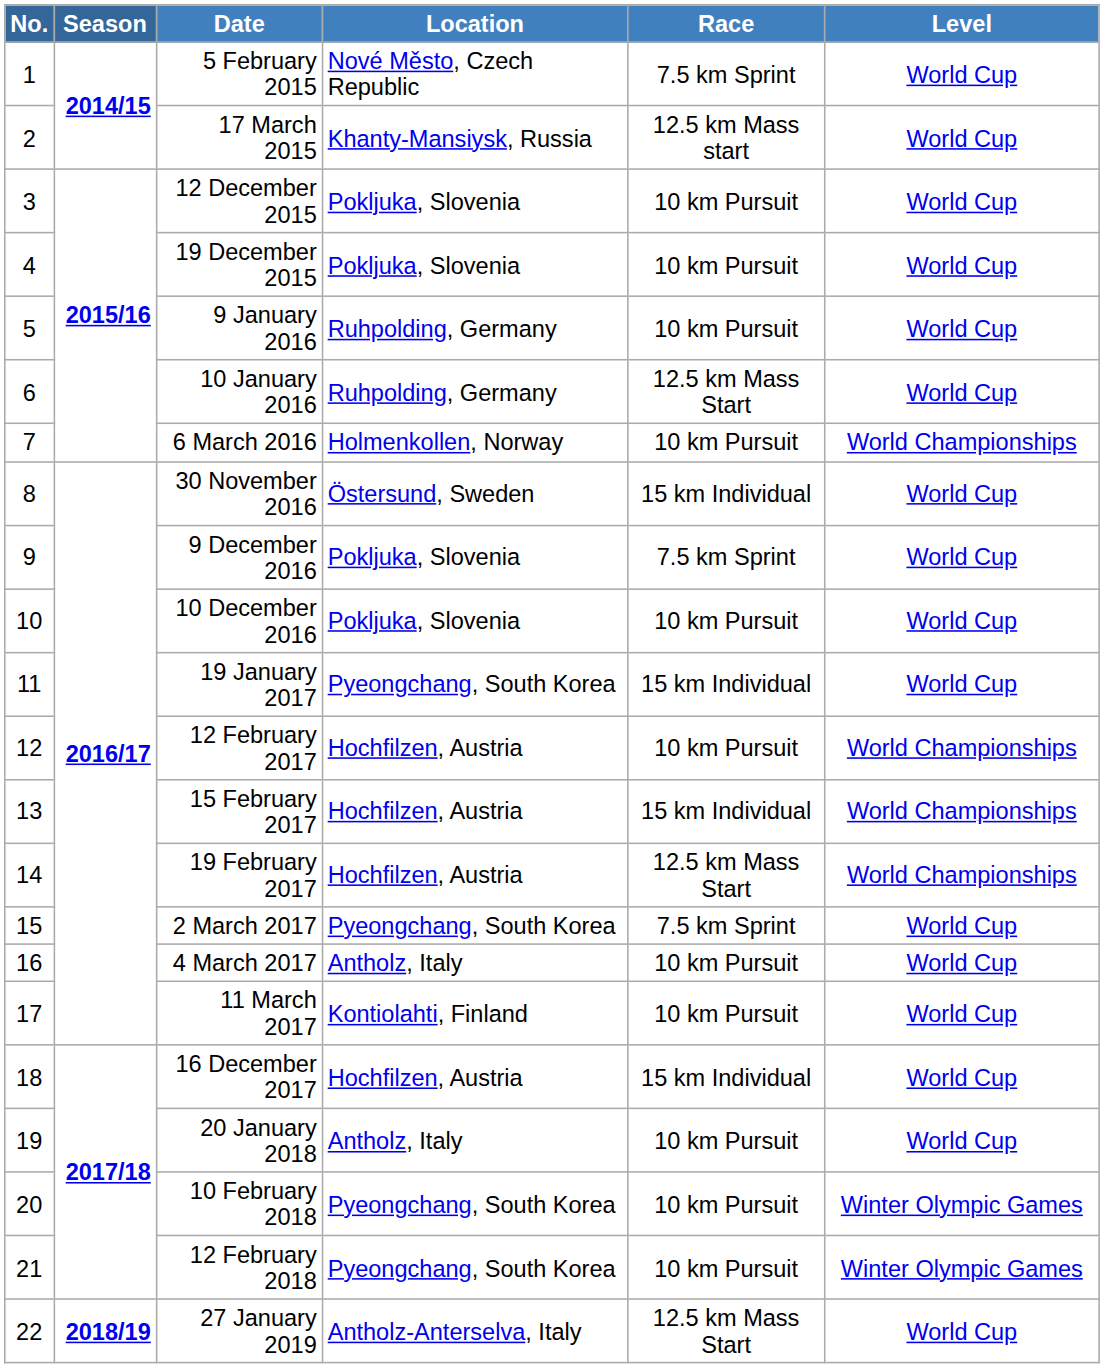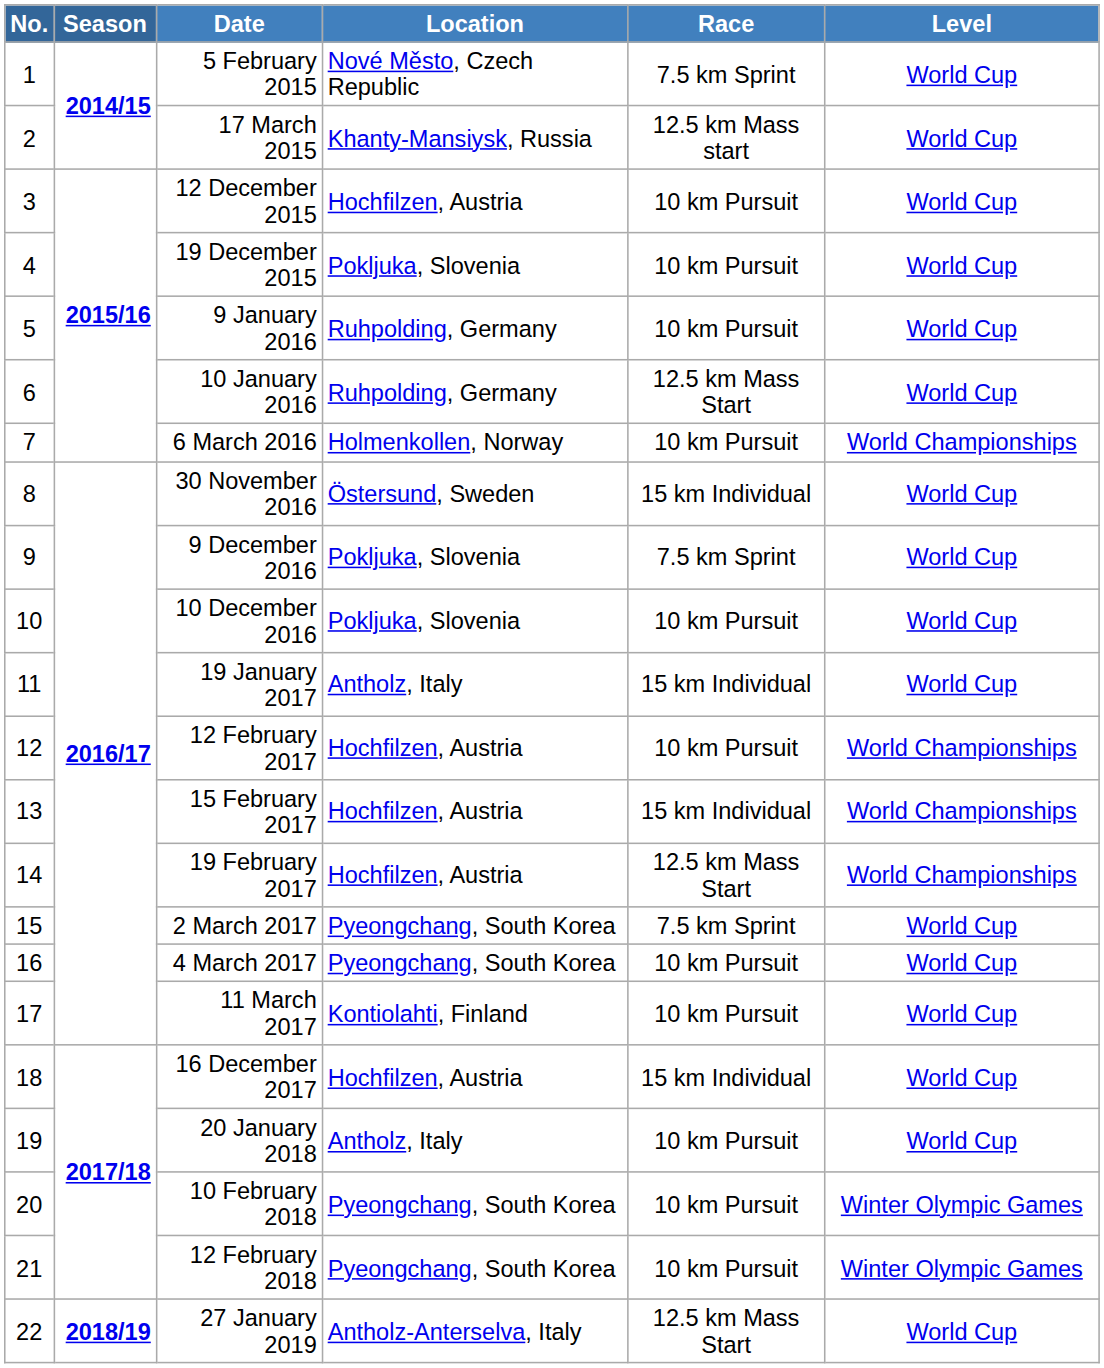(424, 201) Pokljuka, Slovenia -> (425, 201) Hochfilzen, Austria
(472, 684) Pyeongchang, South Korea -> (395, 684) Antholz, Italy
(395, 963) Antholz, Italy -> (472, 963) Pyeongchang, South Korea
